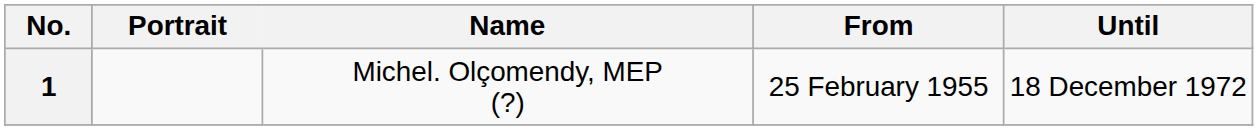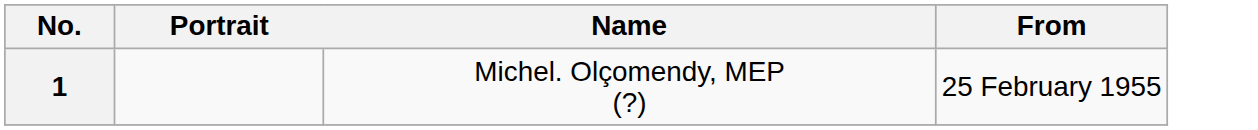- column: (1128, 26)
